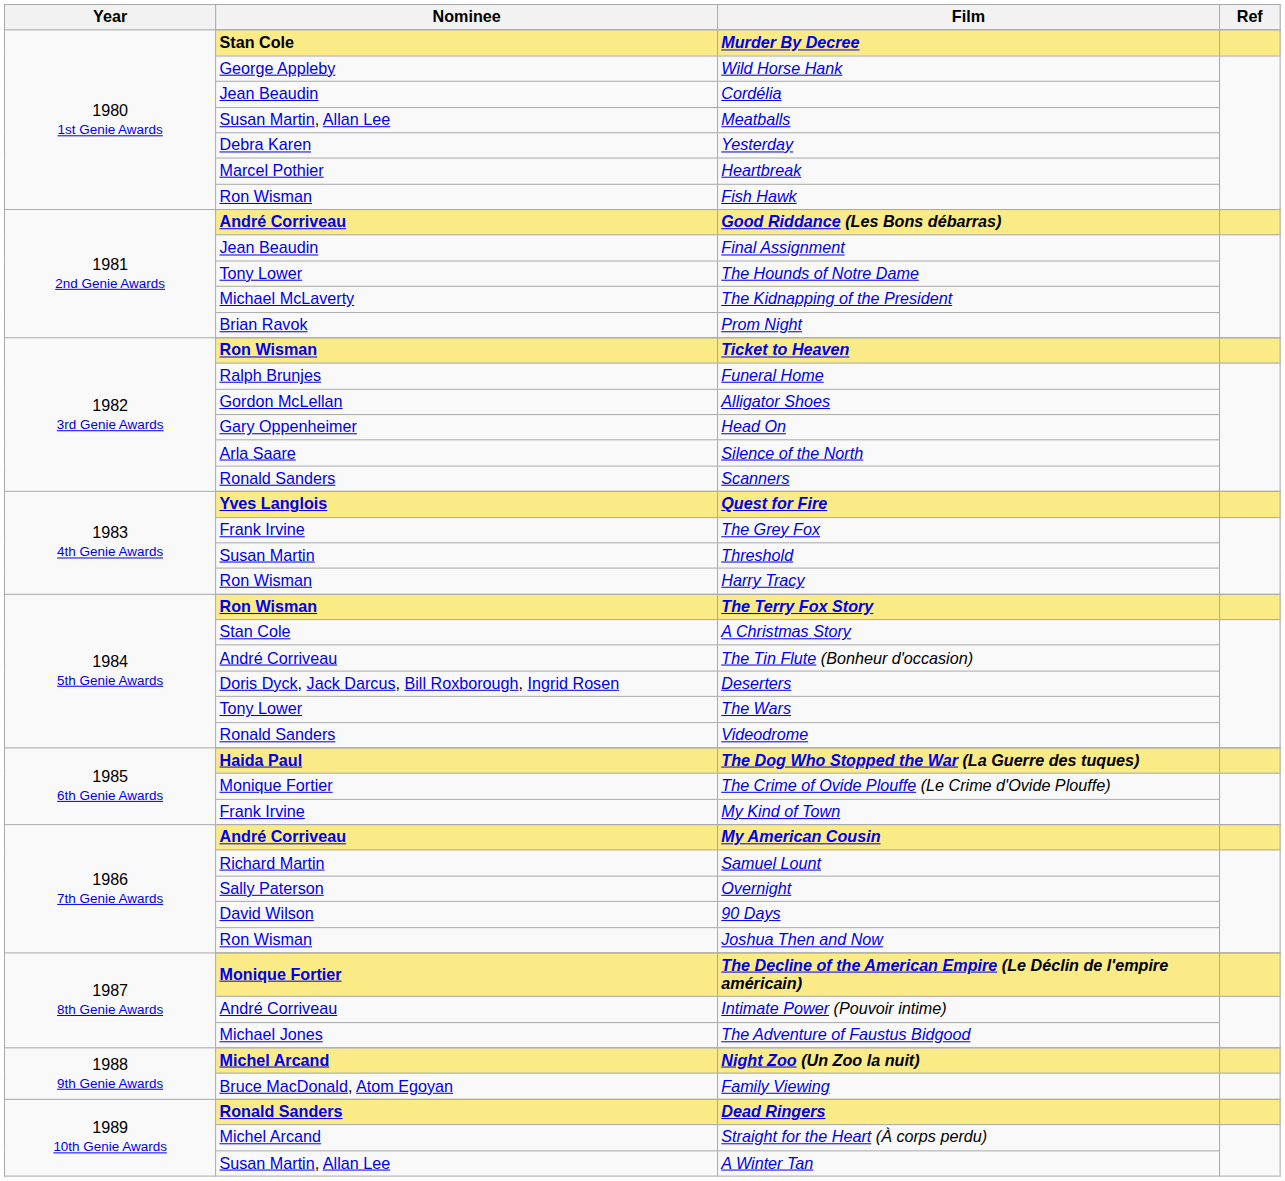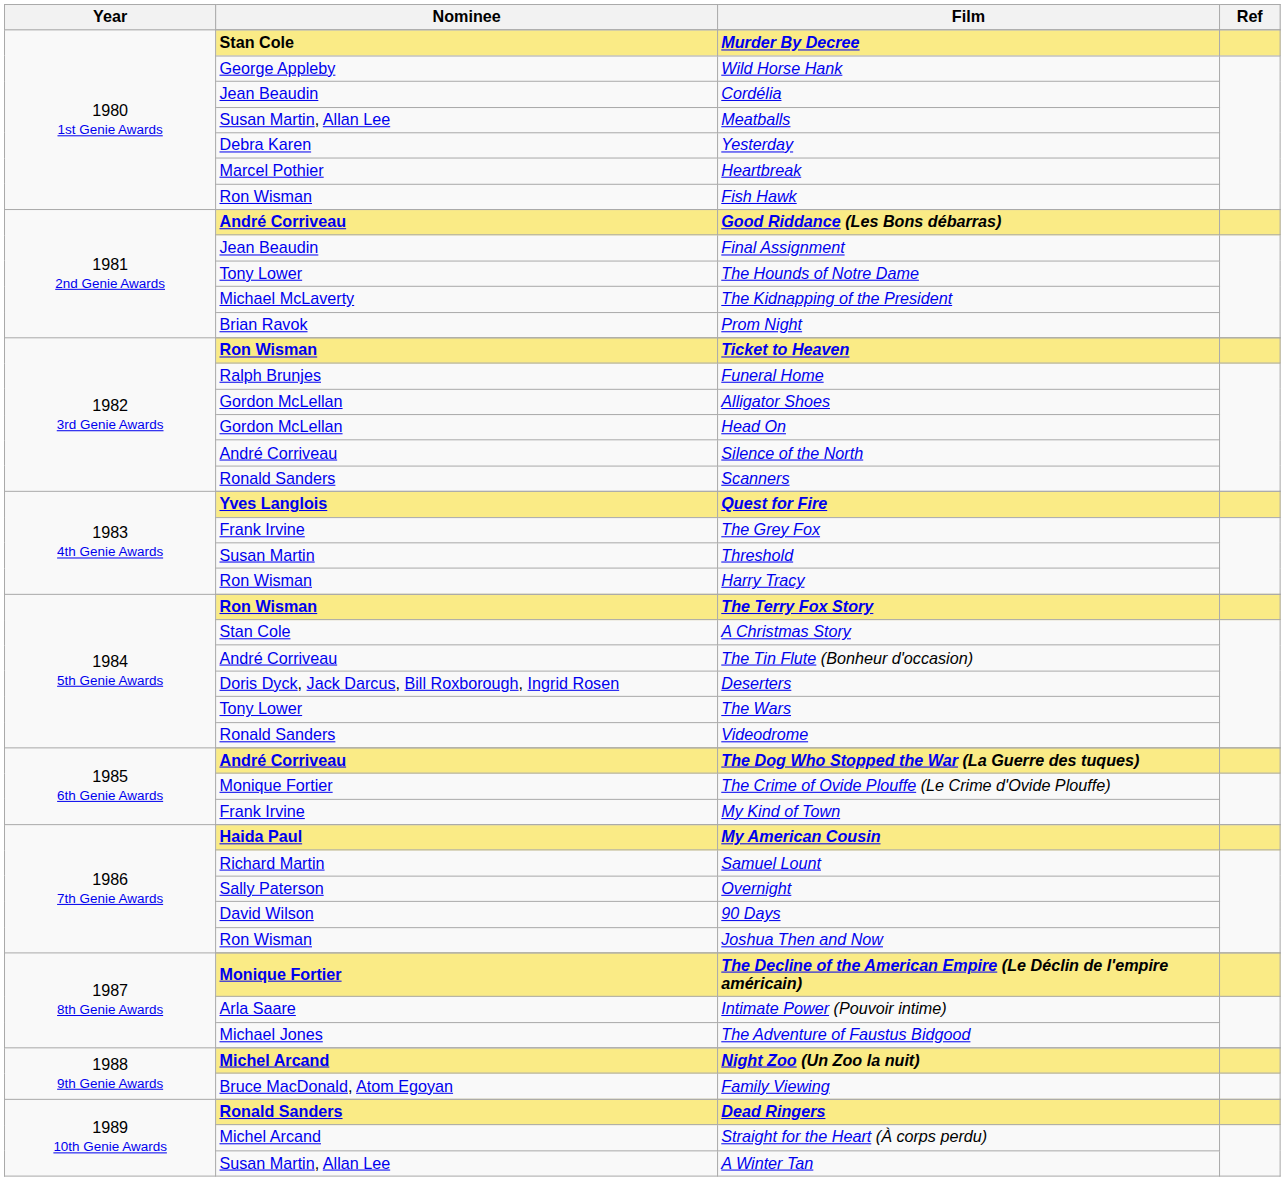(288, 427) Gary Oppenheimer -> (281, 427) Gordon McLellan
(258, 453) Arla Saare -> (278, 453) André Corriveau
(261, 760) Haida Paul -> (283, 760) André Corriveau
(283, 837) André Corriveau -> (261, 837) Haida Paul
(278, 1009) André Corriveau -> (258, 1009) Arla Saare
